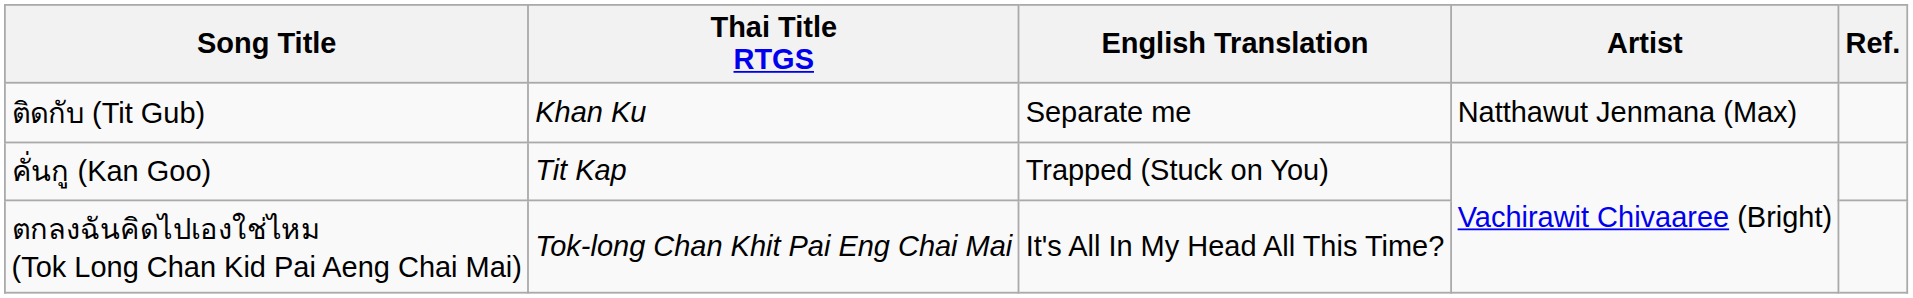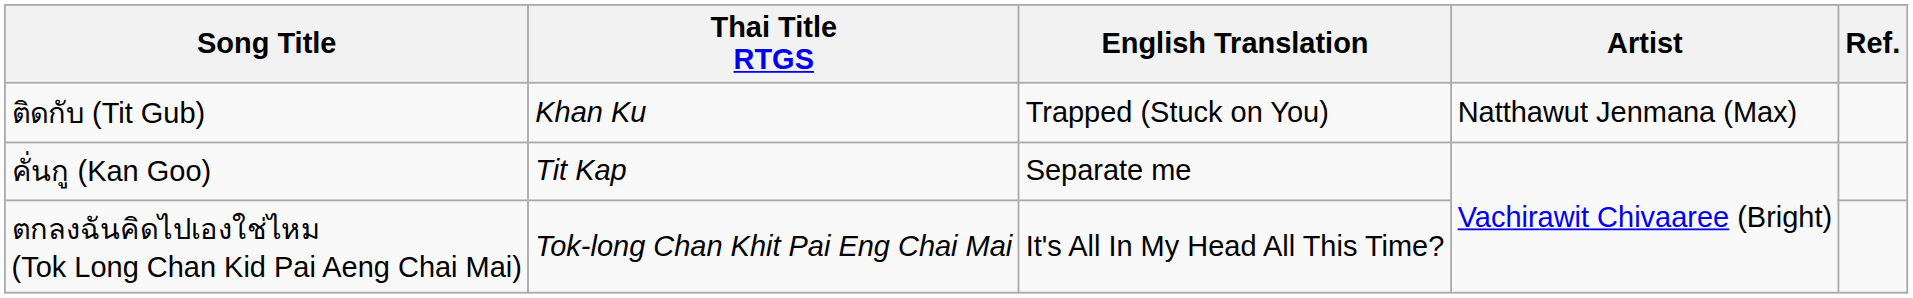(1109, 112) Separate me -> (1177, 112) Trapped (Stuck on You)
(1177, 170) Trapped (Stuck on You) -> (1109, 170) Separate me
